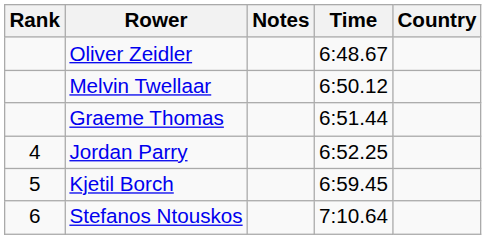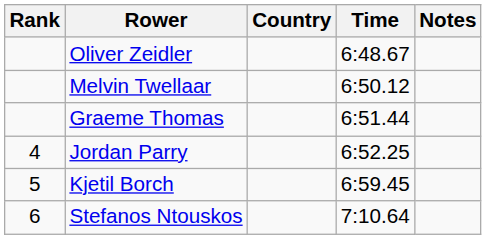columns swapped: (437, 20) <-> (281, 20)
